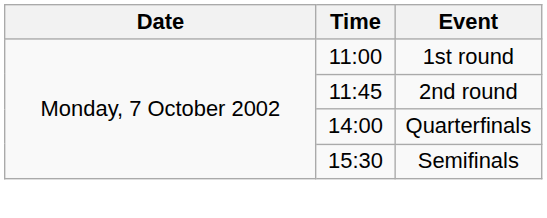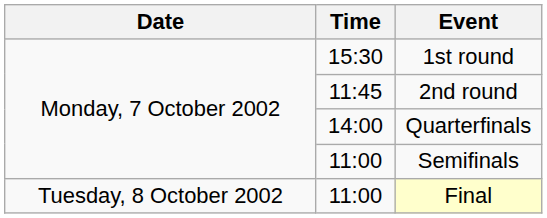(355, 56) 11:00 -> (355, 56) 15:30
(355, 160) 15:30 -> (355, 160) 11:00
+ row: (468, 195)
